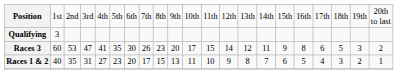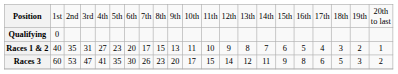(57, 34) 3 -> (57, 34) 0
rows swapped: (27, 61) <-> (27, 48)
